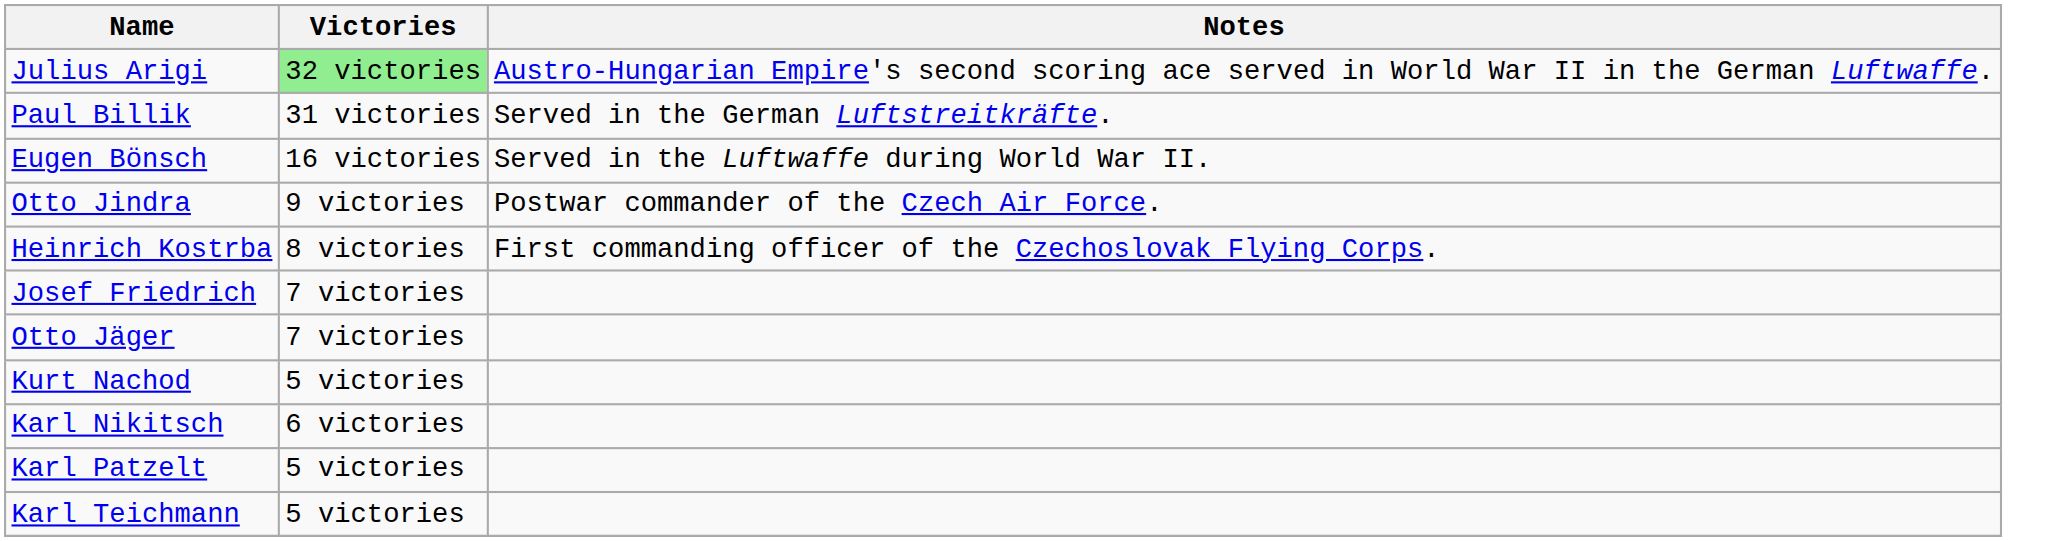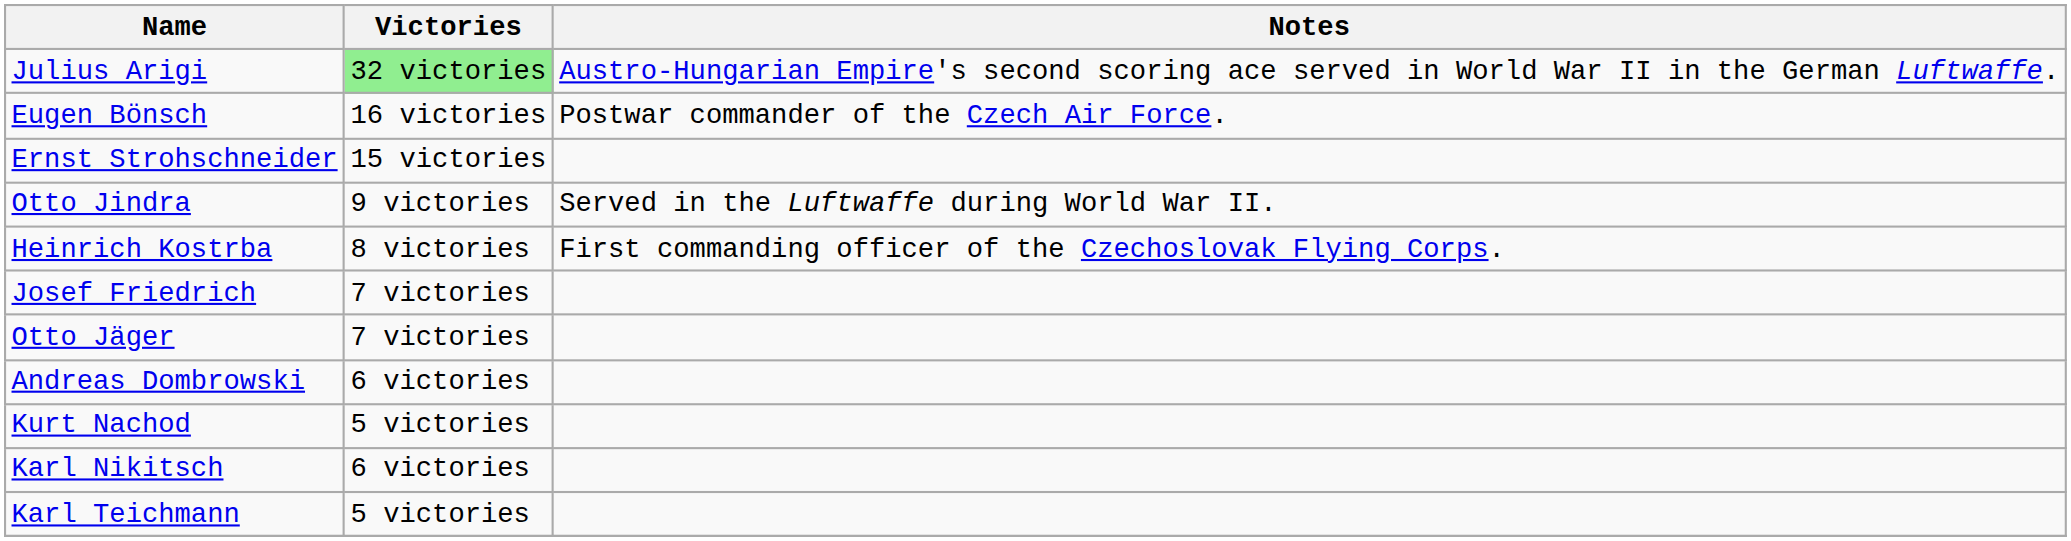- row: (101, 116)
(853, 160) Served in the Luftwaffe during World War II. -> (893, 116) Postwar commander of the Czech Air Force.
+ row: (175, 160)
(828, 204) Postwar commander of the Czech Air Force. -> (918, 204) Served in the Luftwaffe during World War II.
+ row: (158, 381)
- row: (109, 470)
